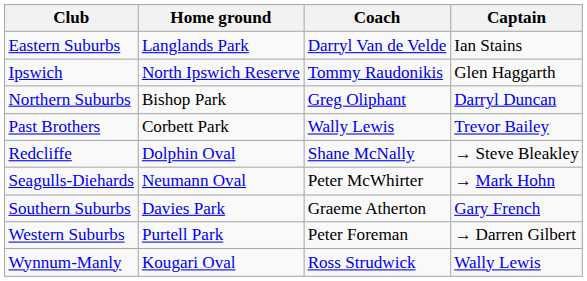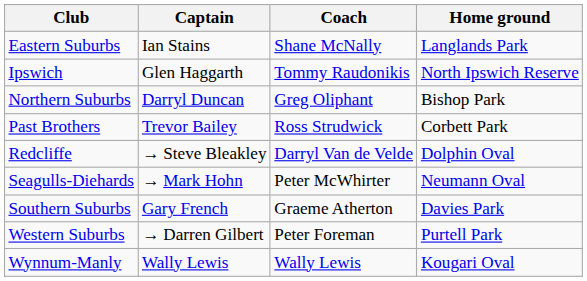columns swapped: (221, 18) <-> (516, 18)
(377, 45) Darryl Van de Velde -> (328, 45) Shane McNally
(351, 126) Wally Lewis -> (328, 126) Ross Strudwick
(361, 153) Shane McNally -> (344, 153) Darryl Van de Velde
(362, 262) Ross Strudwick -> (318, 262) Wally Lewis
